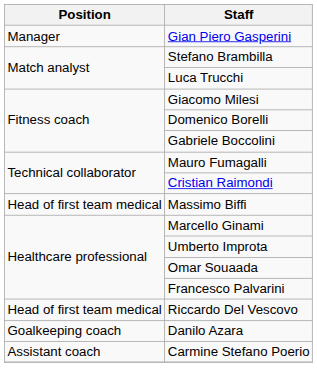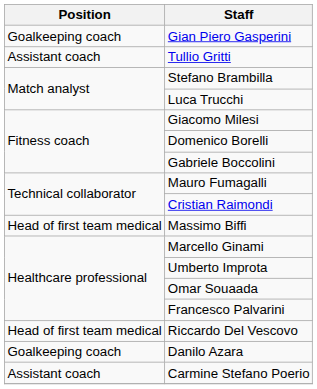(34, 36) Manager -> (64, 36) Goalkeeping coach
+ row: (199, 57)
